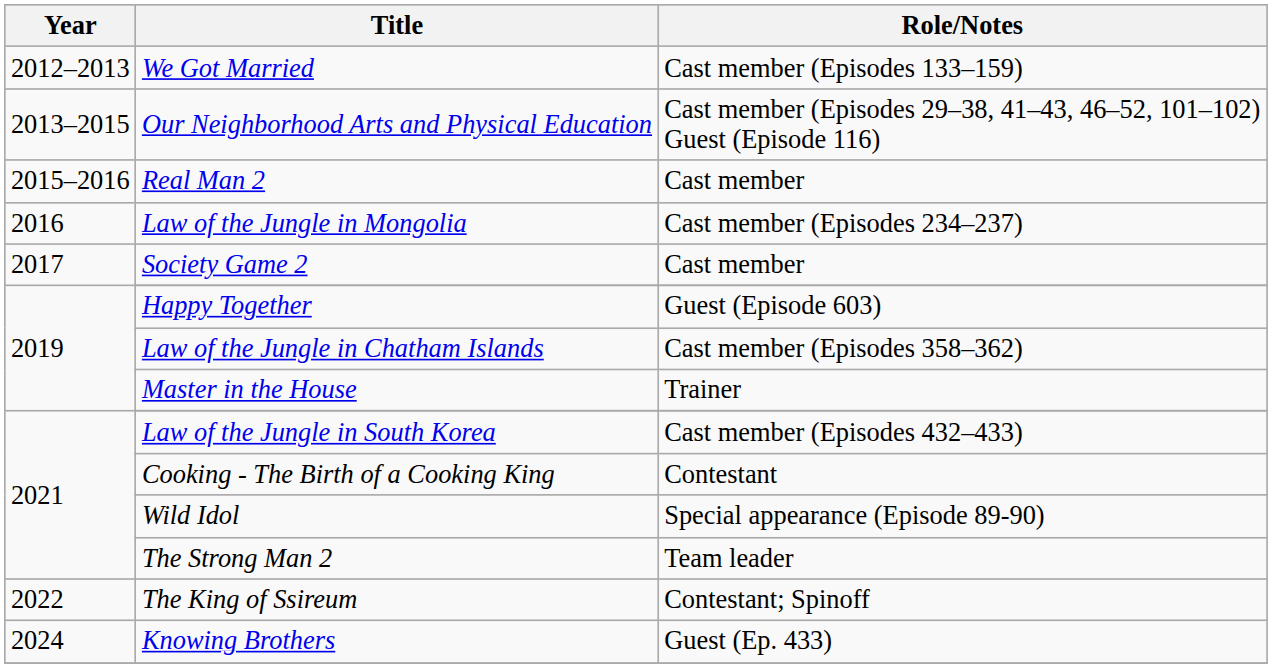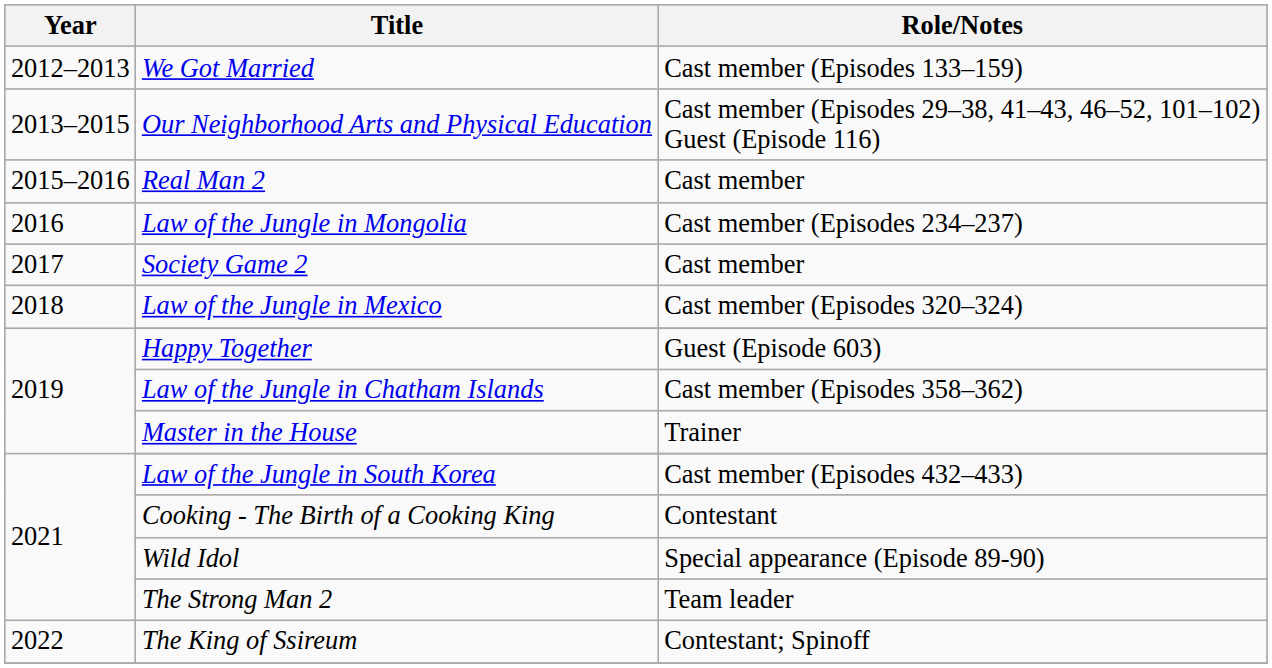+ row: (37, 306)
- row: (37, 641)
